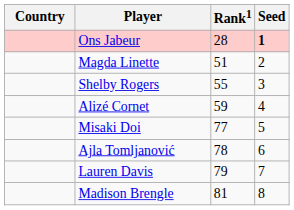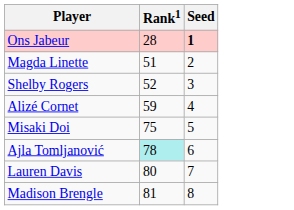- column: (40, 17)
(221, 84) 55 -> (150, 84) 52
(221, 128) 77 -> (150, 128) 75
(221, 150) no background -> (150, 150) paleturquoise background
(221, 171) 79 -> (150, 171) 80
